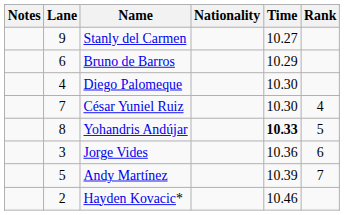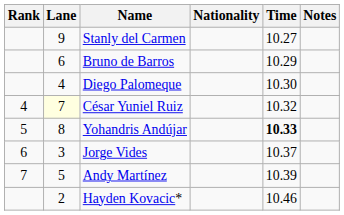columns swapped: (320, 16) <-> (24, 16)
(62, 107) no background -> (61, 107) lightyellow background
(282, 107) 10.30 -> (281, 107) 10.32
(282, 152) 10.36 -> (281, 152) 10.37
